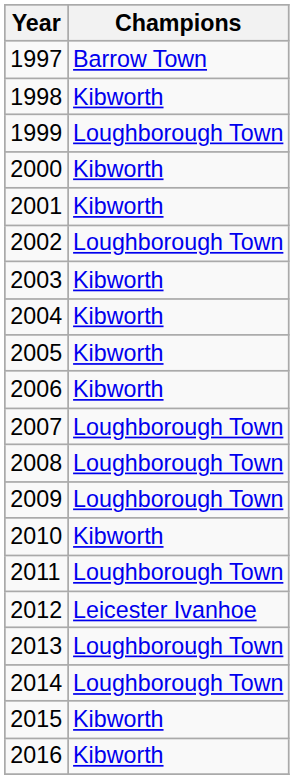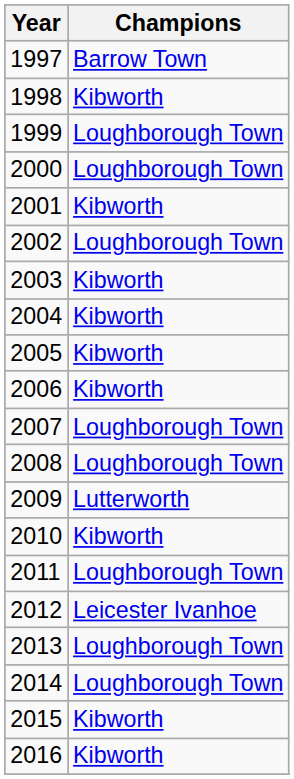(118, 169) Kibworth -> (178, 169) Loughborough Town
(178, 499) Loughborough Town -> (131, 499) Lutterworth
